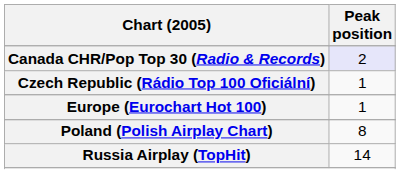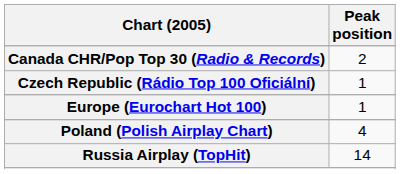(362, 58) lavender background -> (362, 58) no background
(362, 131) 8 -> (362, 131) 4
